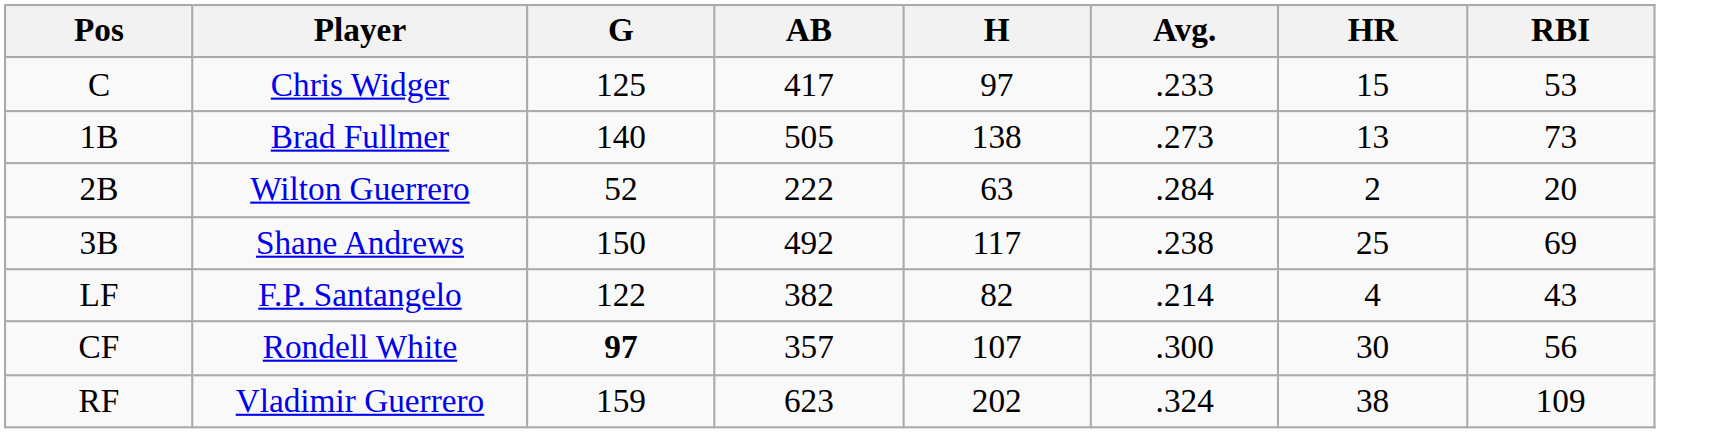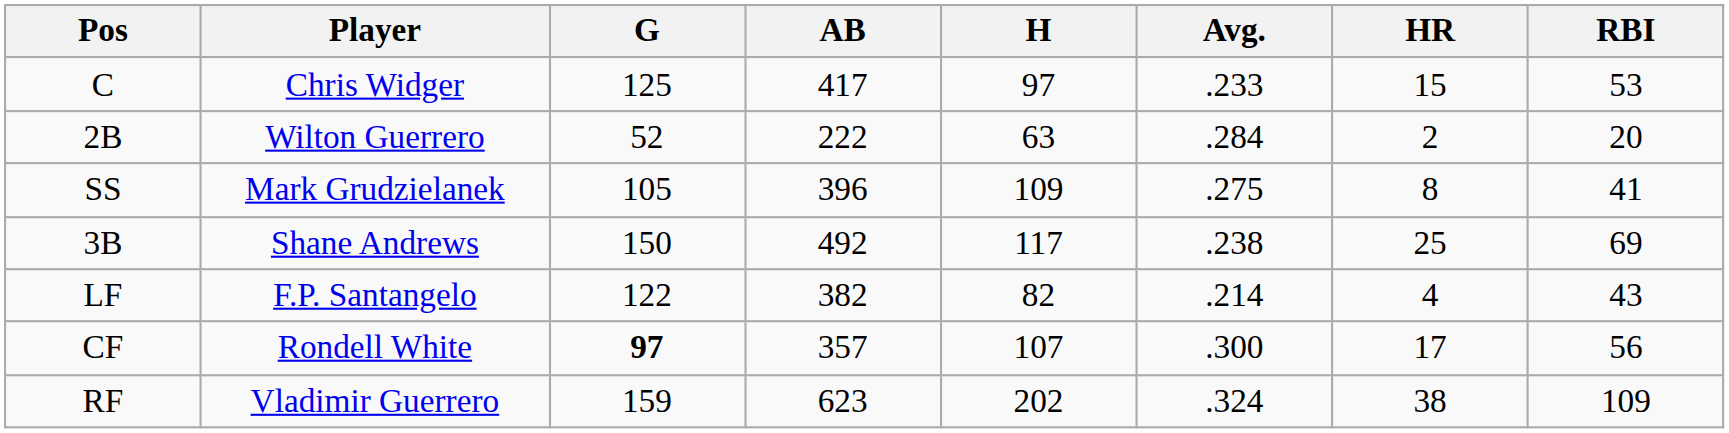- row: (99, 136)
+ row: (103, 189)
(1373, 347) 30 -> (1430, 347) 17
